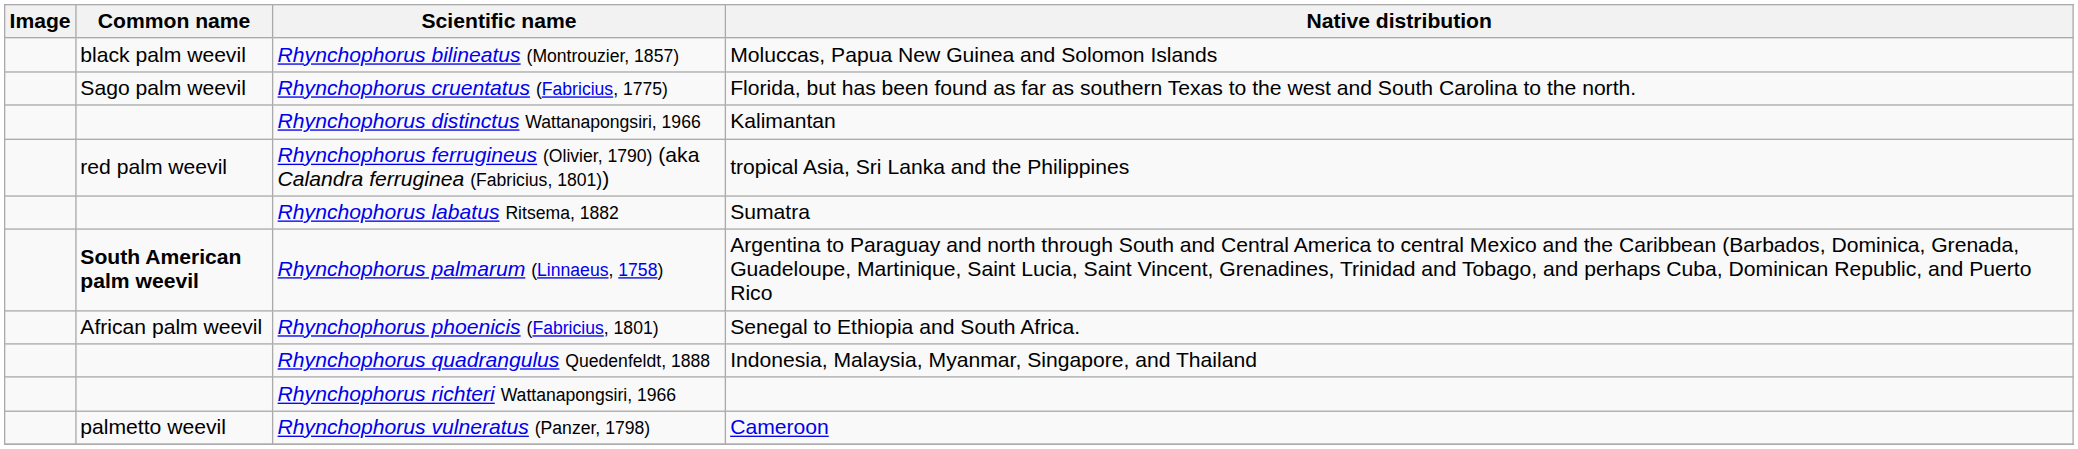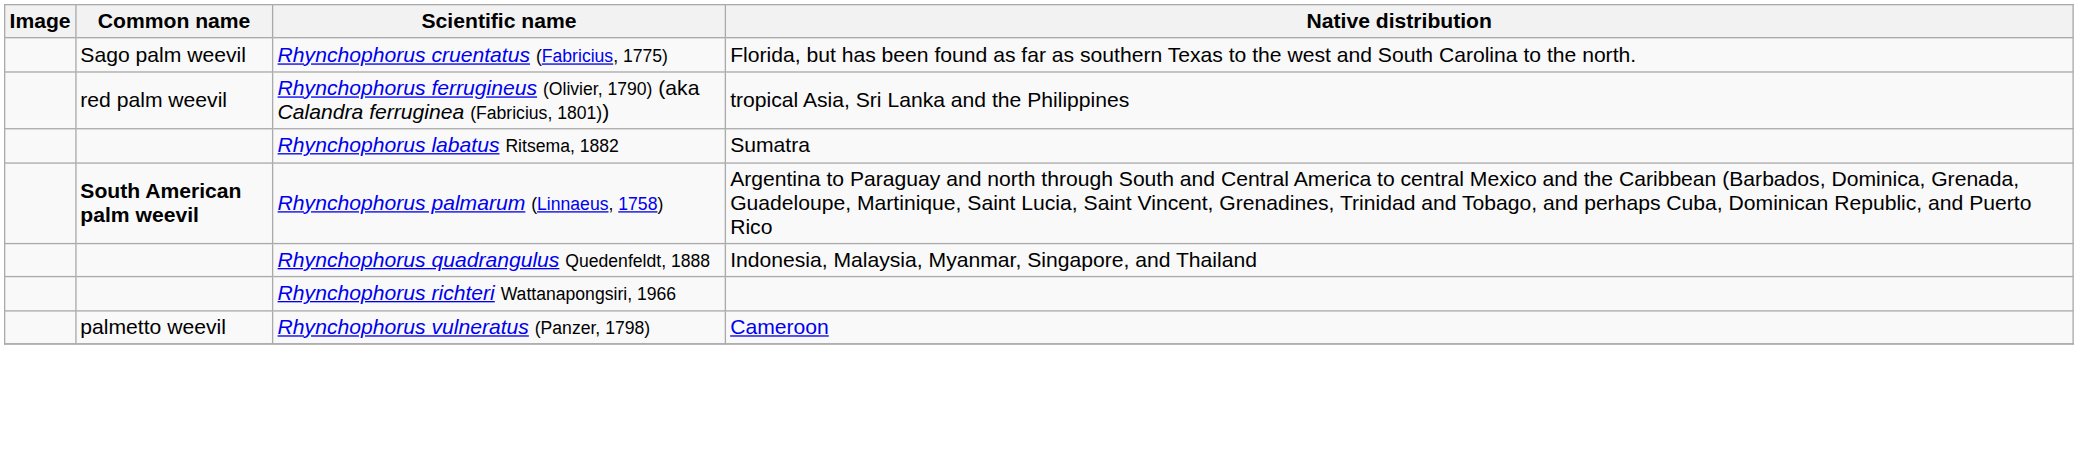- row: (478, 54)
- row: (489, 121)
- row: (468, 326)
